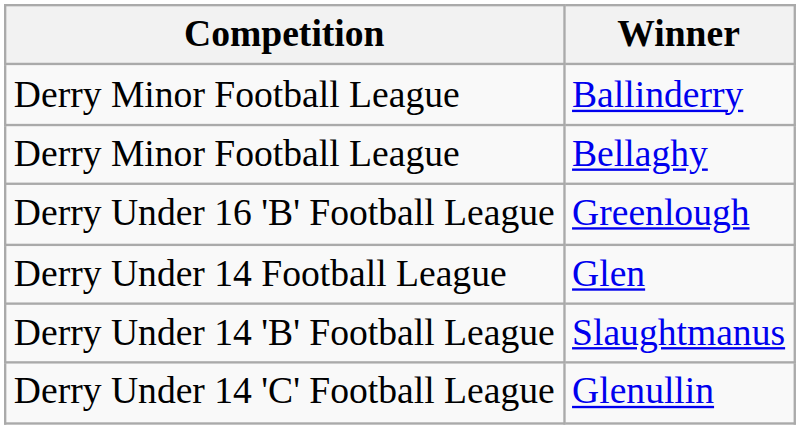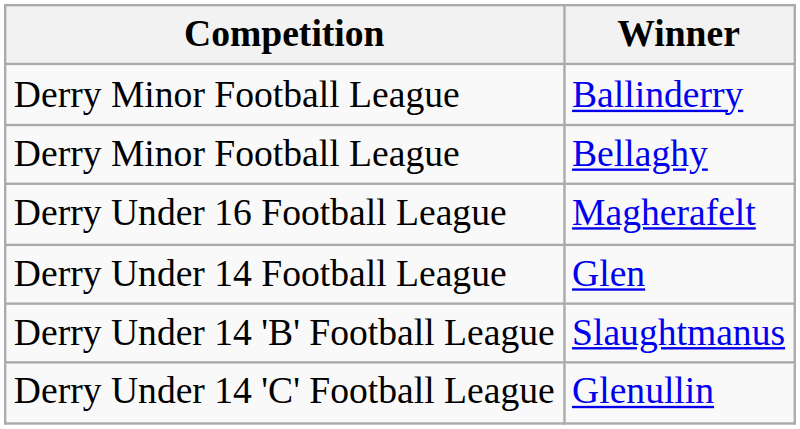+ row: (664, 213)
- row: (661, 213)
